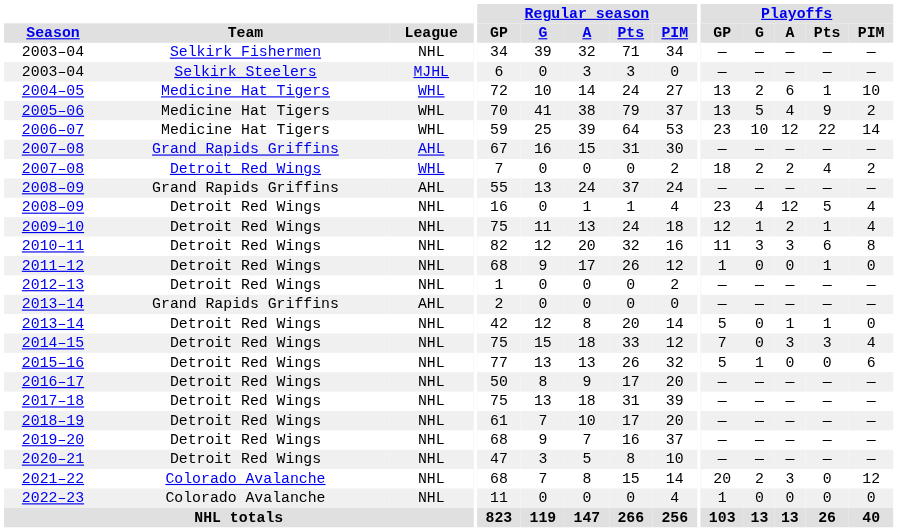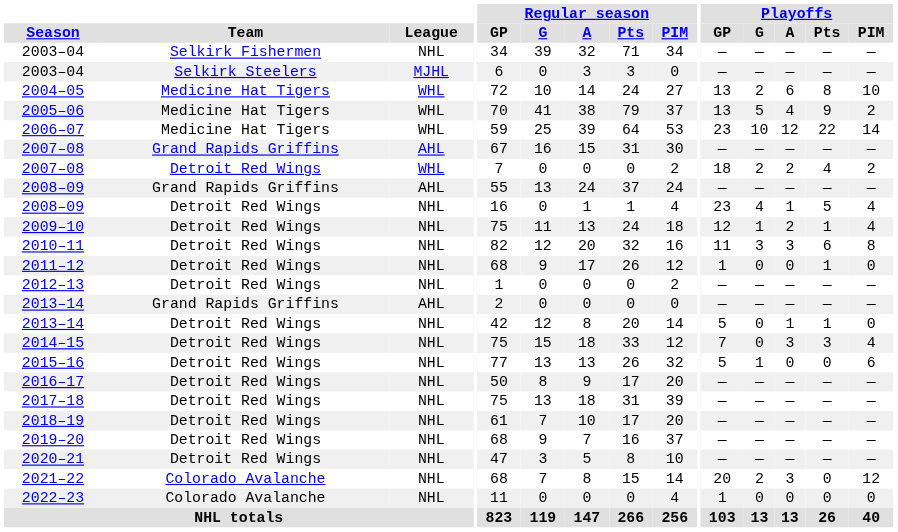(827, 91) 1 -> (827, 91) 8
(790, 207) 12 -> (790, 207) 1
